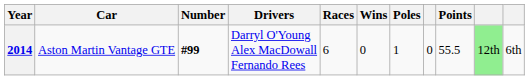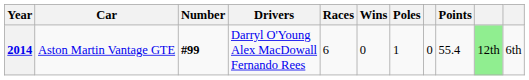(449, 50) 55.5 -> (449, 50) 55.4
